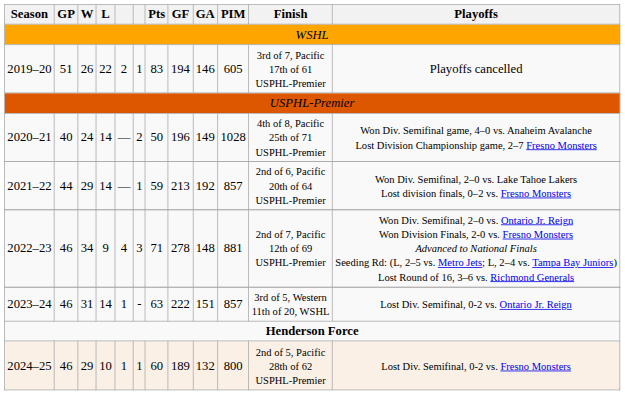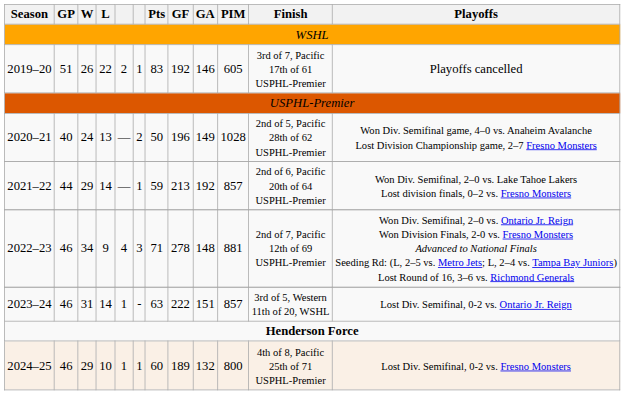(180, 68) 194 -> (180, 68) 192
(106, 137) 14 -> (106, 137) 13
(291, 138) 4th of 8, Pacific 25th of 71 USPHL-Premier -> (291, 138) 2nd of 5, Pacific 28th of 62 USPHL-Premier
(291, 366) 2nd of 5, Pacific 28th of 62 USPHL-Premier -> (291, 366) 4th of 8, Pacific 25th of 71 USPHL-Premier
